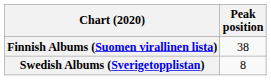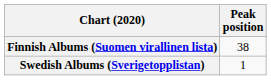(243, 65) 8 -> (243, 65) 1
